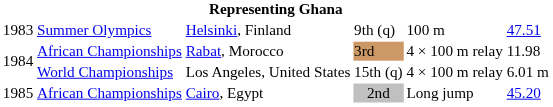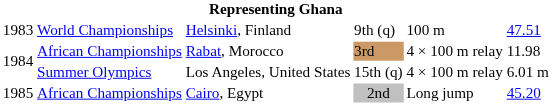(94, 30) Summer Olympics -> (105, 30) World Championships
(105, 72) World Championships -> (94, 72) Summer Olympics
